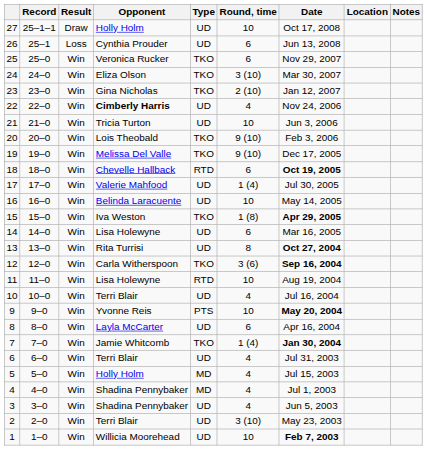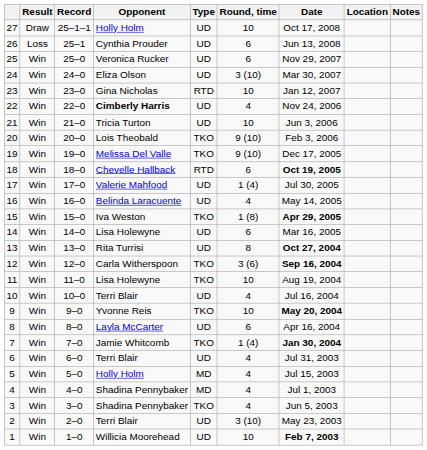columns swapped: (76, 12) <-> (39, 12)
(204, 59) TKO -> (204, 59) UD
(204, 75) TKO -> (204, 75) UD
(204, 91) TKO -> (204, 91) RTD
(248, 91) 2 (10) -> (248, 91) 10
(248, 201) 10 -> (248, 201) 4
(204, 279) RTD -> (204, 279) TKO
(204, 311) PTS -> (204, 311) TKO
(204, 405) UD -> (204, 405) TKO
